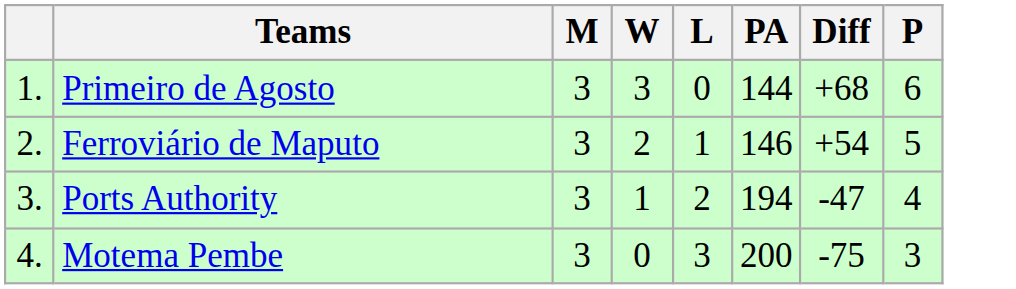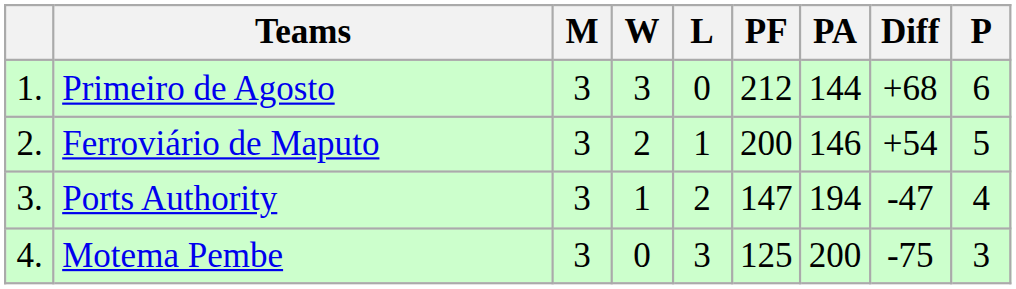+ column: (766, 32)
